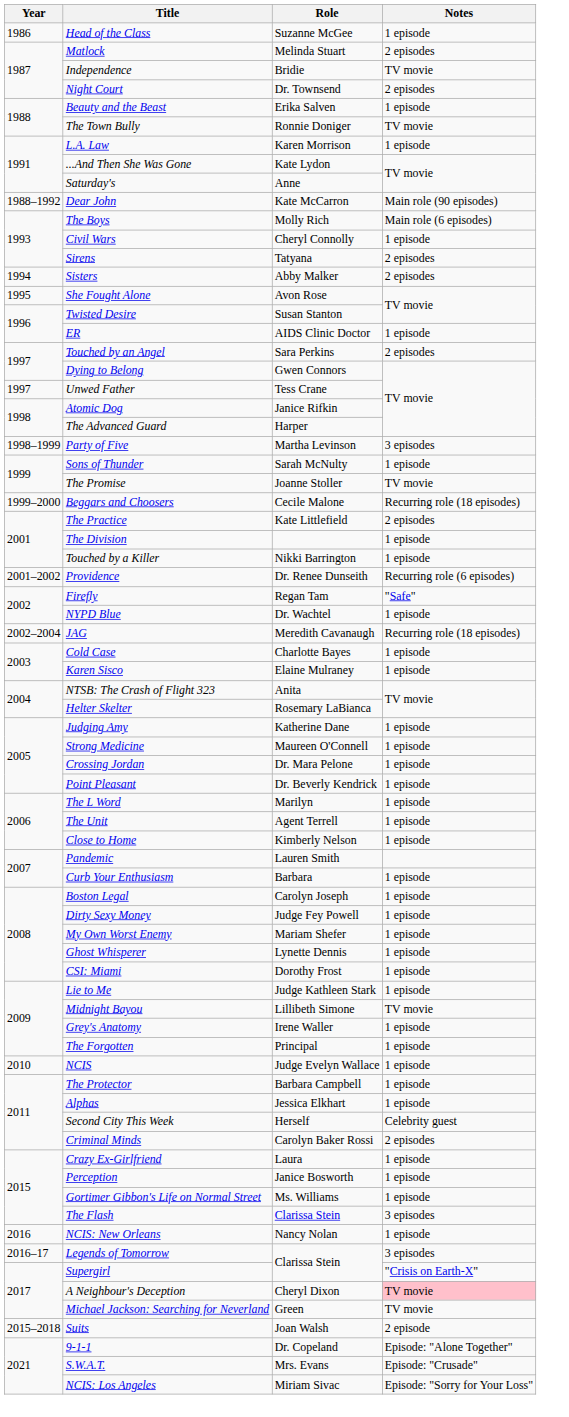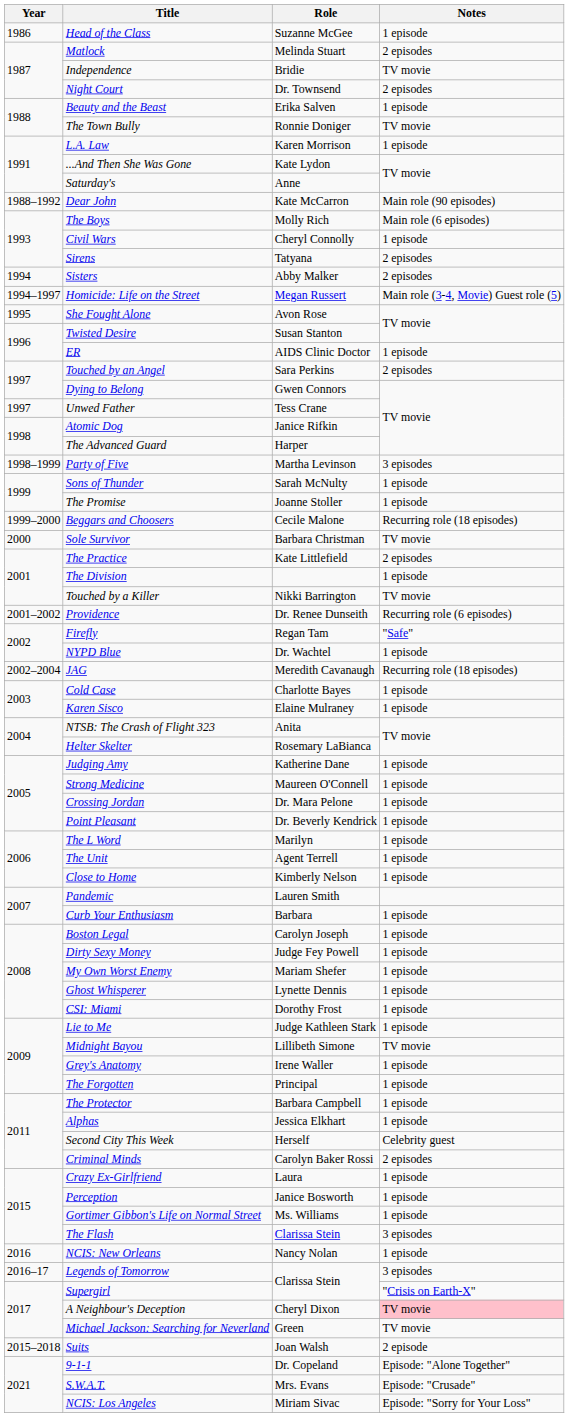+ row: (133, 295)
(409, 483) TV movie -> (405, 502) 1 episode
+ row: (98, 539)
(407, 558) 1 episode -> (406, 595) TV movie
- row: (79, 1065)
